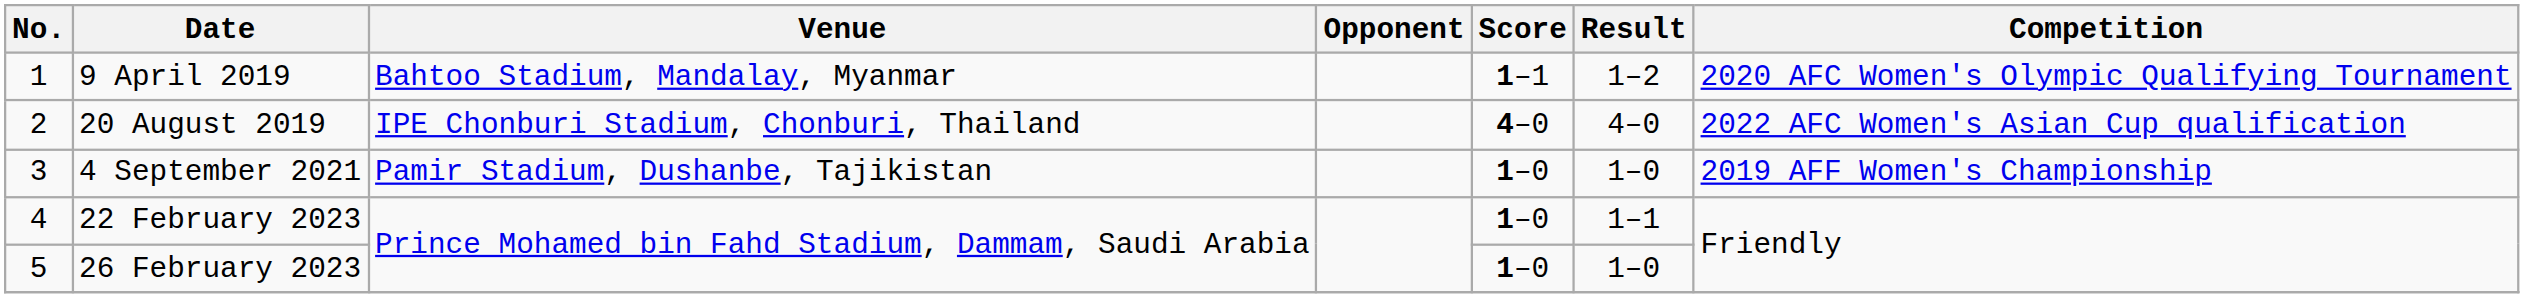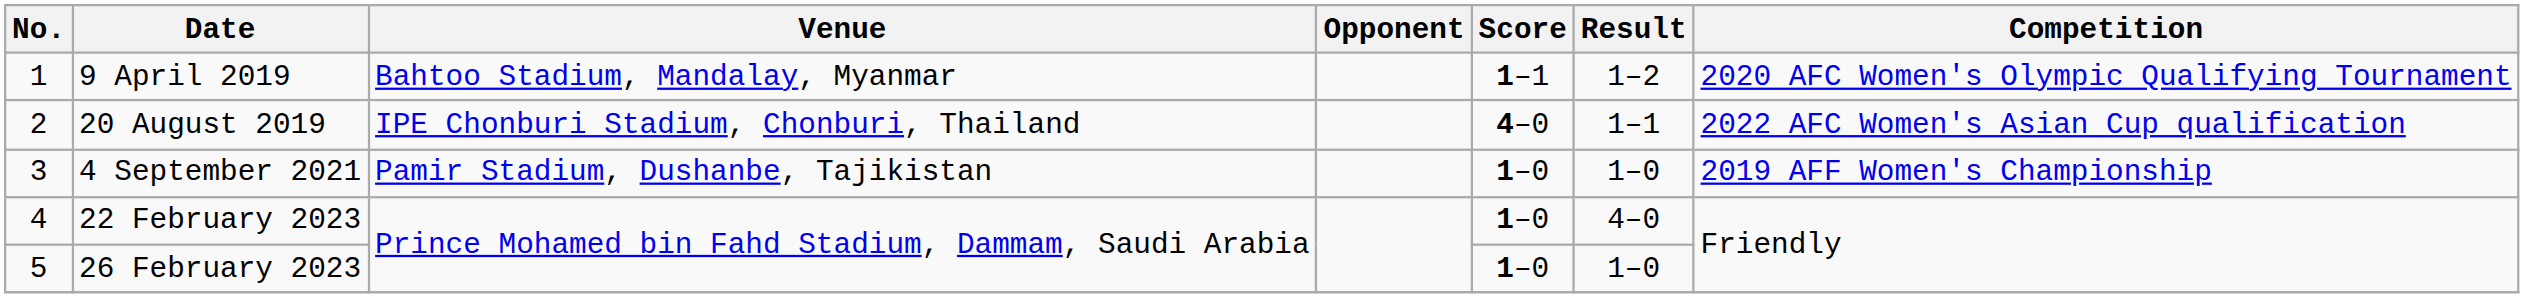(1634, 125) 4–0 -> (1634, 125) 1–1
(1634, 221) 1–1 -> (1634, 221) 4–0
